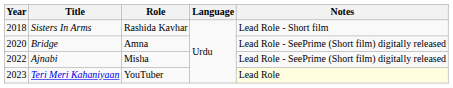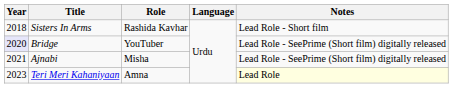(17, 43) no background -> (17, 43) lavender background
(136, 43) Amna -> (144, 43) YouTuber
(17, 59) 2022 -> (17, 59) 2021
(144, 75) YouTuber -> (136, 75) Amna
